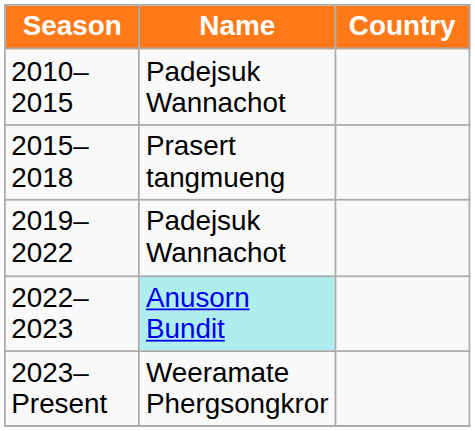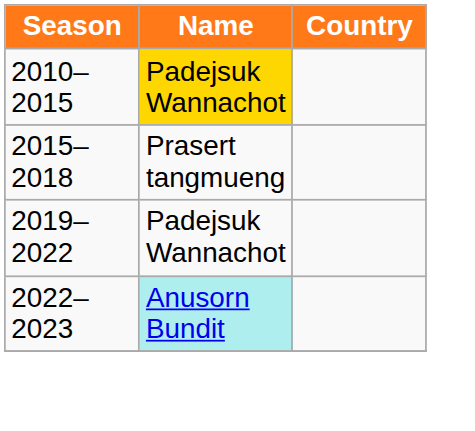(216, 86) no background -> (216, 86) gold background
- row: (59, 388)
